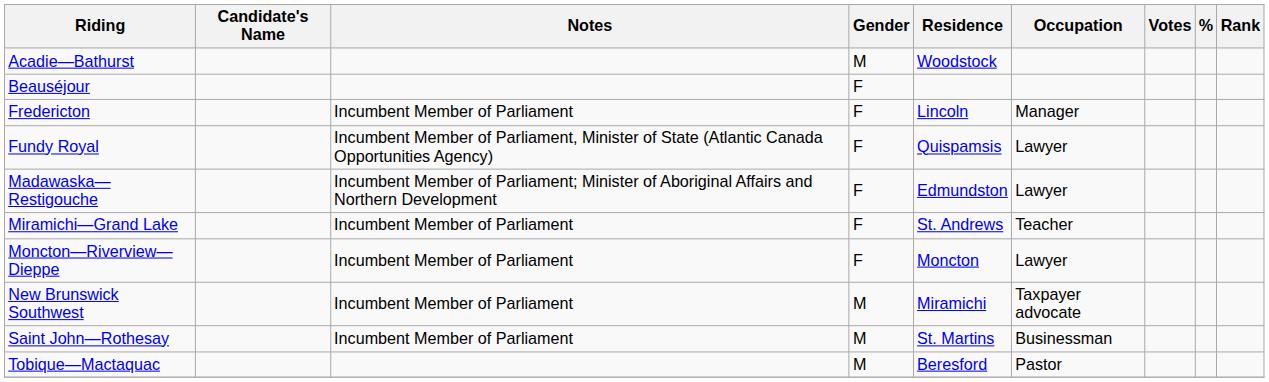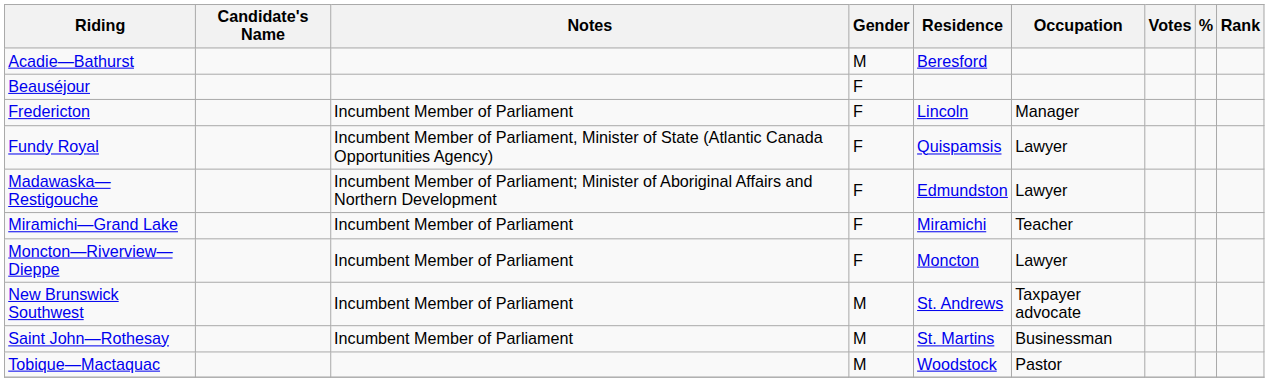(957, 61) Woodstock -> (952, 61) Beresford
(960, 225) St. Andrews -> (952, 225) Miramichi
(952, 304) Miramichi -> (960, 304) St. Andrews
(952, 364) Beresford -> (957, 364) Woodstock
